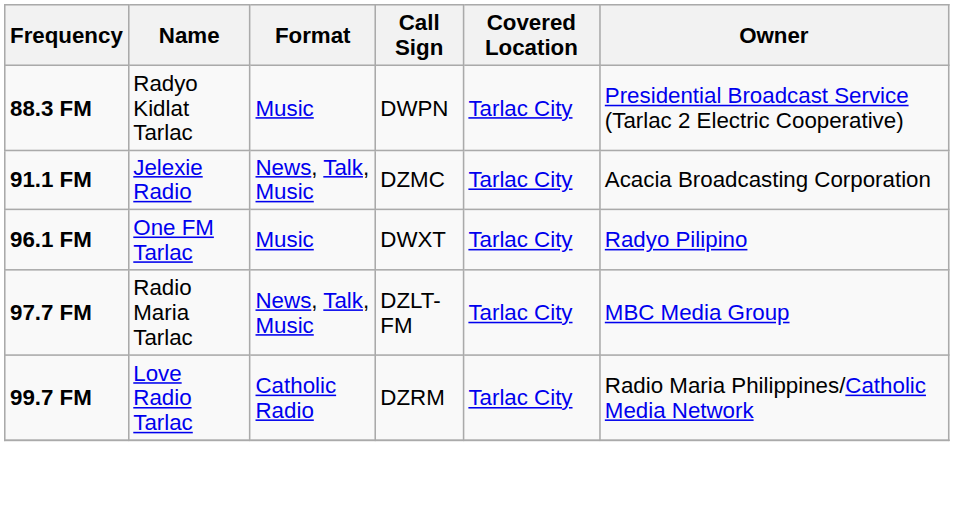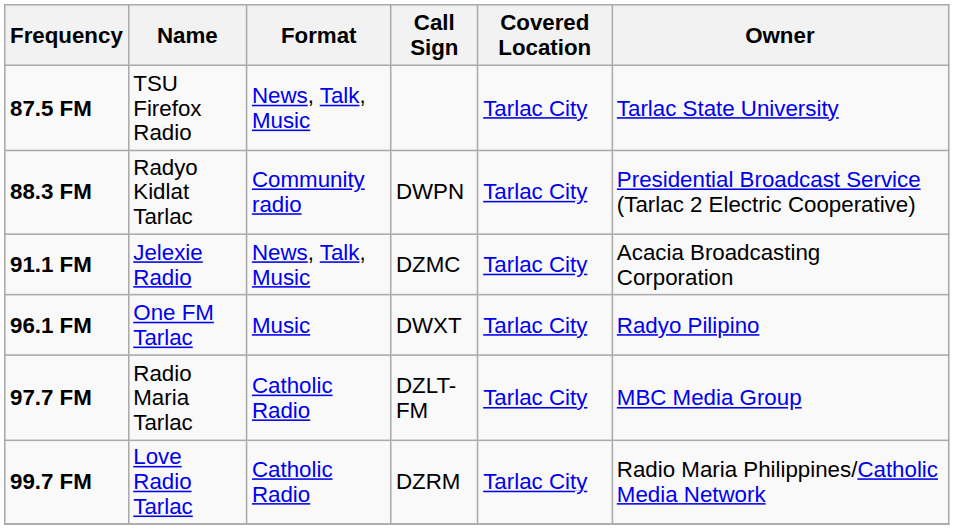+ row: (51, 108)
(285, 108) Music -> (308, 193) Community radio
(312, 313) News, Talk, Music -> (292, 398) Catholic Radio
